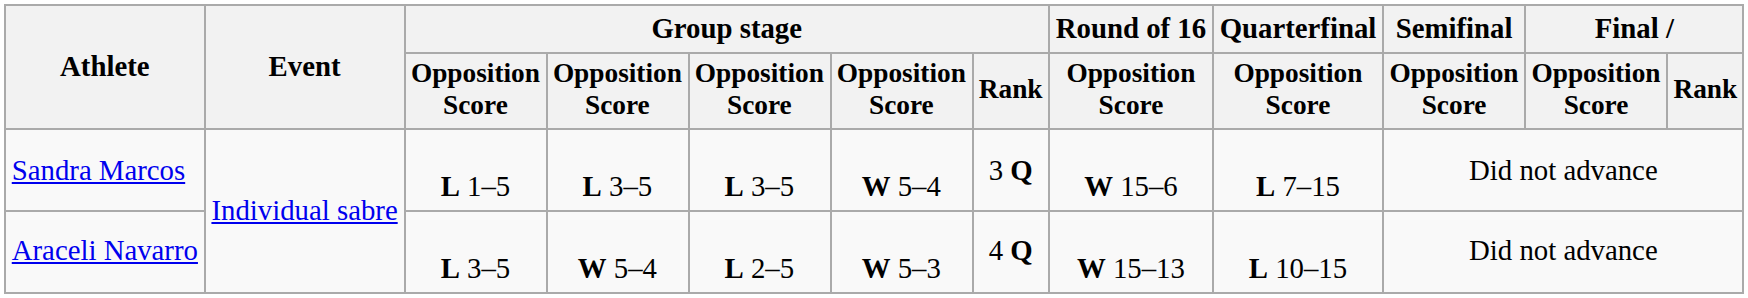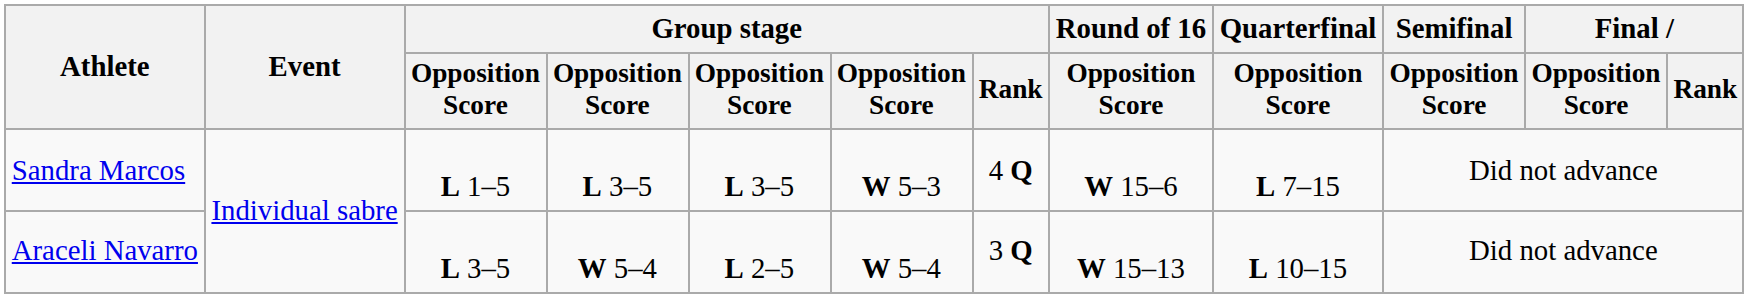(901, 187) W 5–4 -> (901, 187) W 5–3
(1011, 170) 3 Q -> (1011, 170) 4 Q
(901, 268) W 5–3 -> (901, 268) W 5–4
(1011, 251) 4 Q -> (1011, 251) 3 Q
